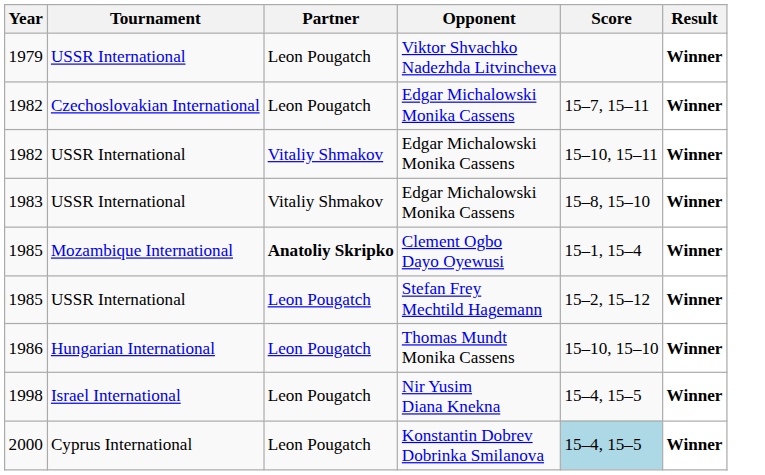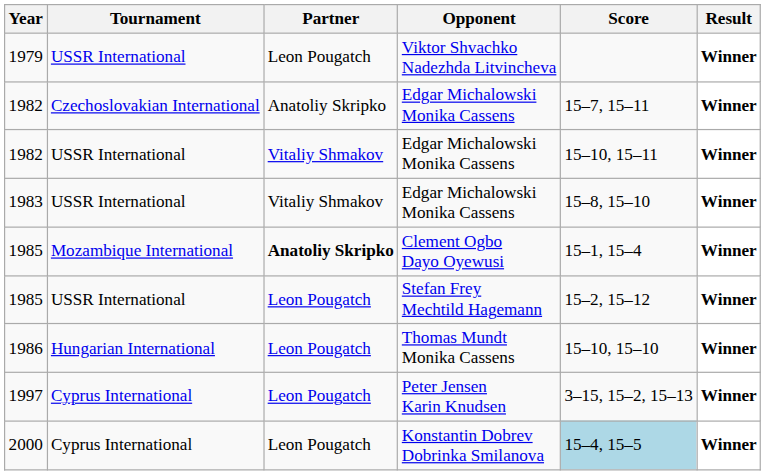(319, 105) Leon Pougatch -> (327, 105) Anatoliy Skripko
+ row: (26, 396)
- row: (26, 396)
